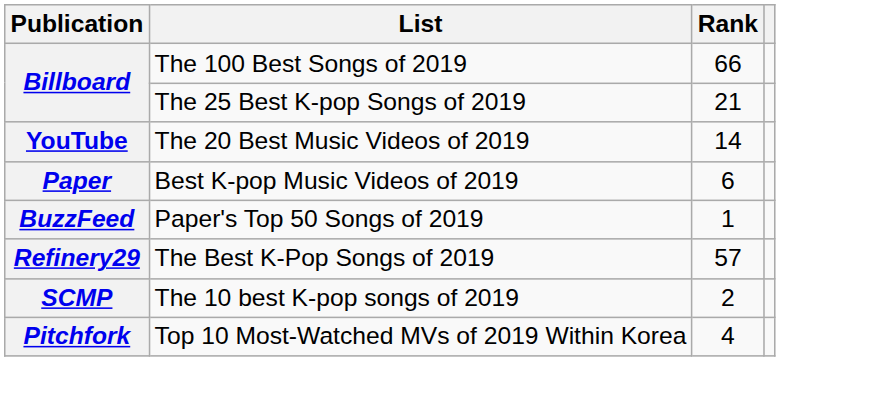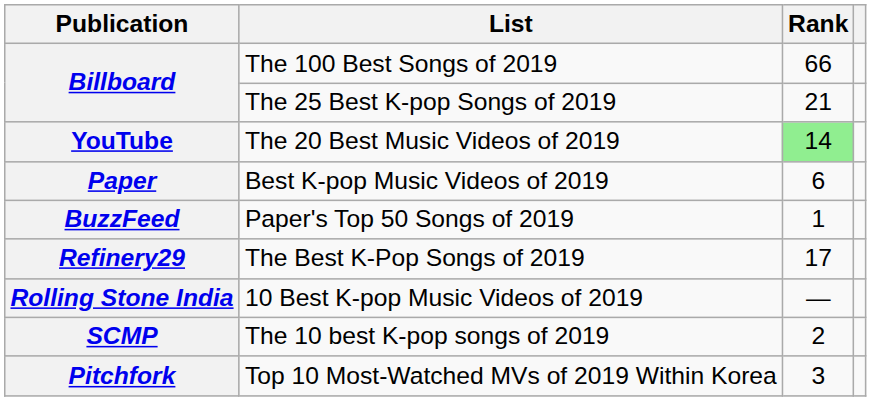(728, 141) no background -> (818, 141) lightgreen background
(728, 258) 57 -> (818, 258) 17
+ row: (444, 297)
(728, 336) 4 -> (818, 375) 3
